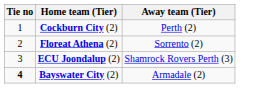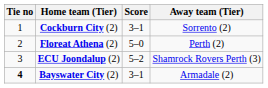+ column: (136, 12)
(179, 28) Perth (2) -> (207, 28) Sorrento (2)
(179, 43) Sorrento (2) -> (207, 43) Perth (2)
